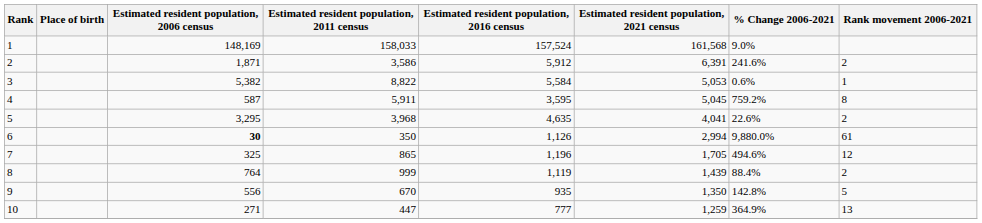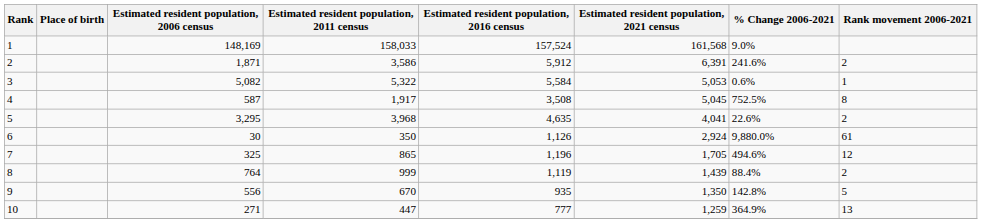(248, 81) 5,382 -> (248, 81) 5,082
(403, 81) 8,822 -> (403, 81) 5,322
(404, 100) 5,911 -> (403, 100) 1,917
(559, 100) 3,595 -> (559, 100) 3,508
(749, 100) 759.2% -> (749, 100) 752.5%
(255, 136) bold -> (255, 136) normal
(714, 136) 2,994 -> (714, 136) 2,924
